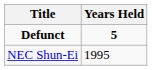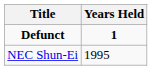(114, 34) 5 -> (114, 34) 1
